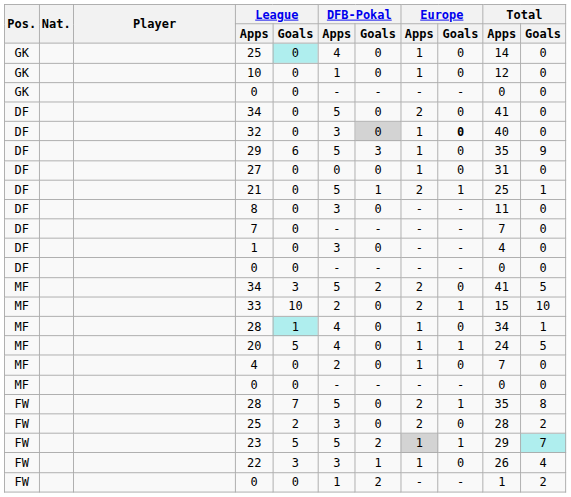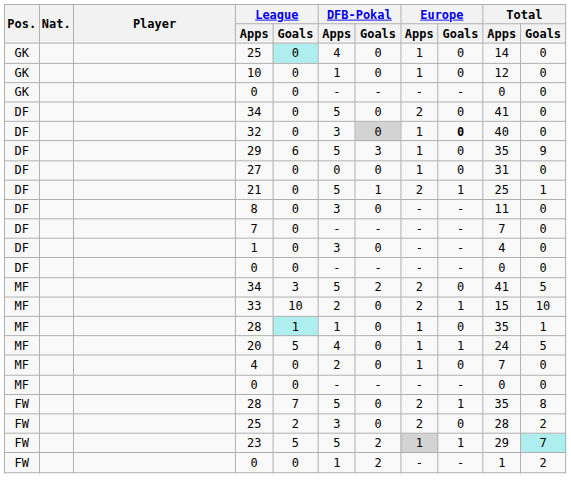(337, 326) 4 -> (337, 326) 1
(502, 326) 34 -> (502, 326) 35
- row: (22, 463)
